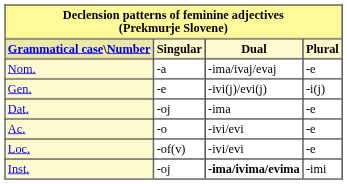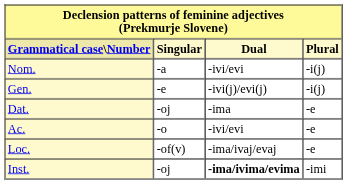(242, 68) -ima/ivaj/evaj -> (226, 68) -ivi/evi
(311, 68) -e -> (315, 68) -i(j)
(226, 148) -ivi/evi -> (242, 148) -ima/ivaj/evaj
